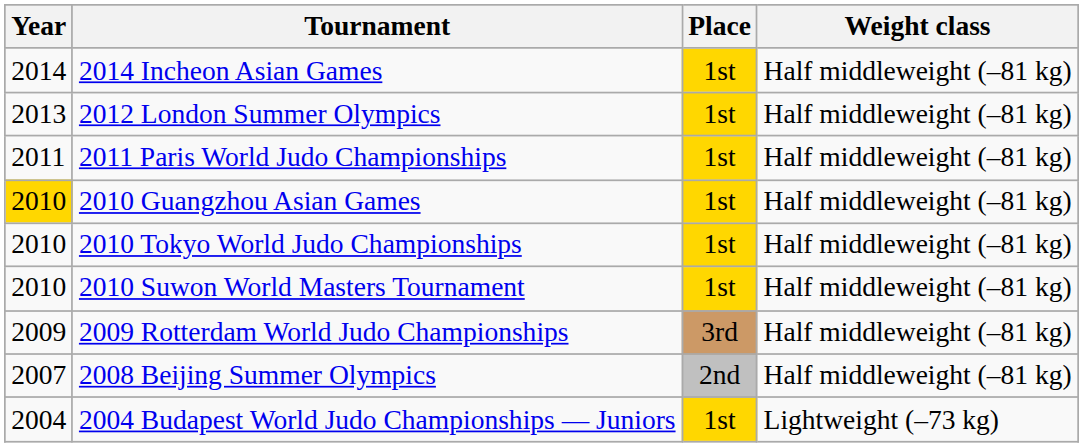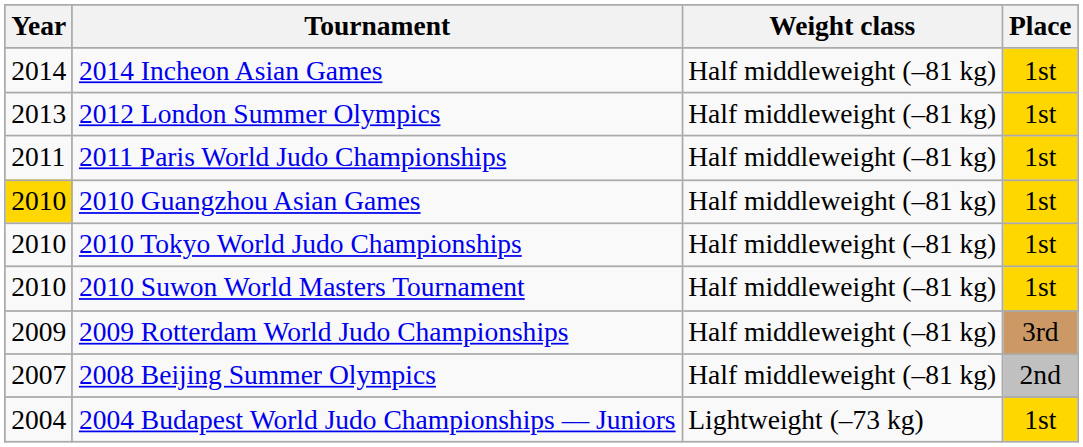columns swapped: (720, 26) <-> (918, 26)
